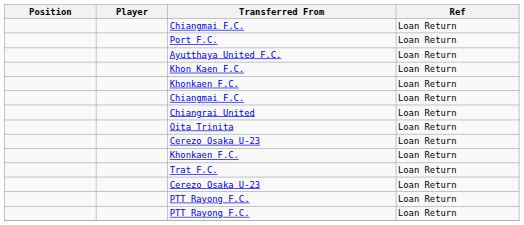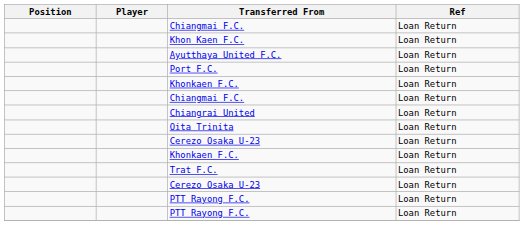rows swapped: (50, 69) <-> (50, 40)
